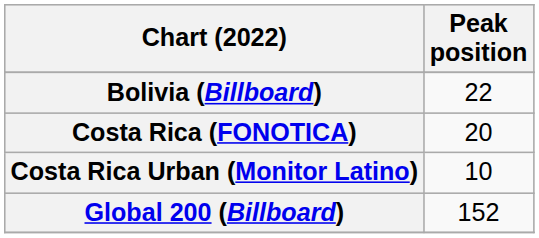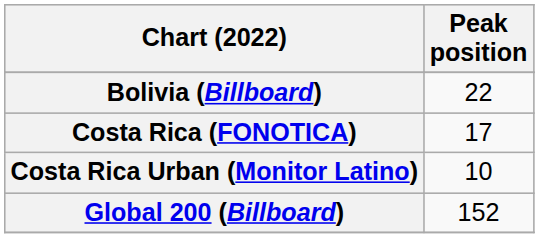(478, 132) 20 -> (478, 132) 17
